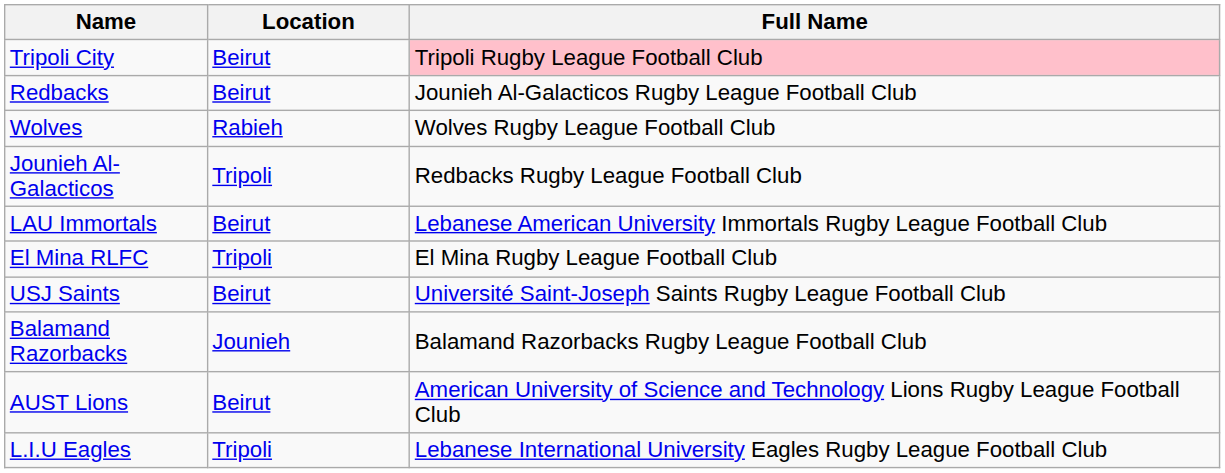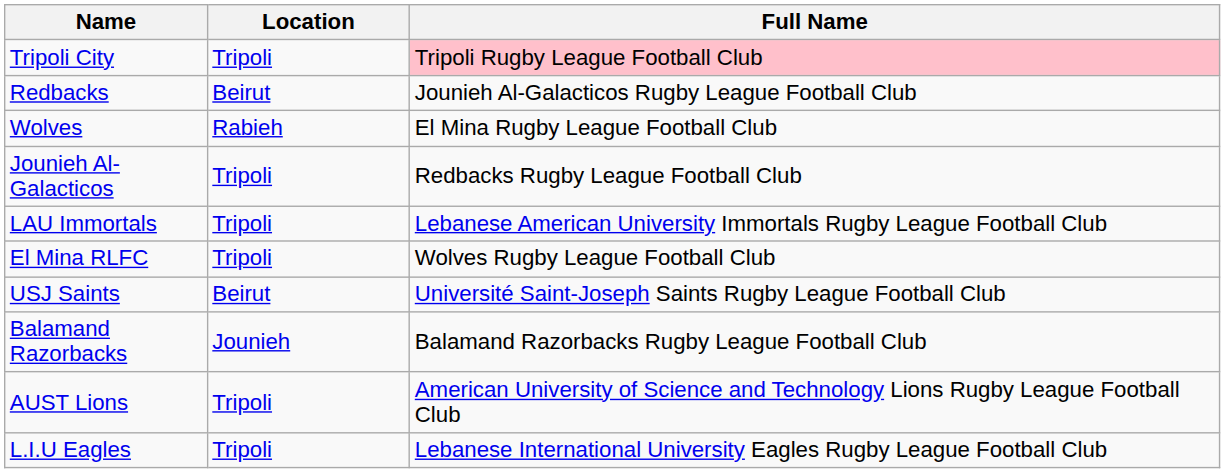(241, 57) Beirut -> (242, 57) Tripoli
(595, 127) Wolves Rugby League Football Club -> (596, 127) El Mina Rugby League Football Club
(241, 223) Beirut -> (242, 223) Tripoli
(596, 258) El Mina Rugby League Football Club -> (595, 258) Wolves Rugby League Football Club
(241, 402) Beirut -> (242, 402) Tripoli
